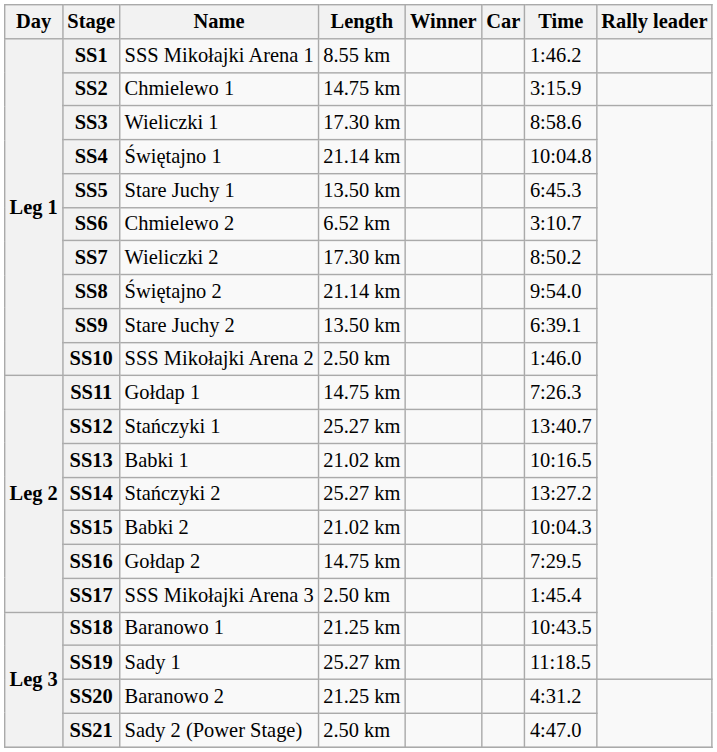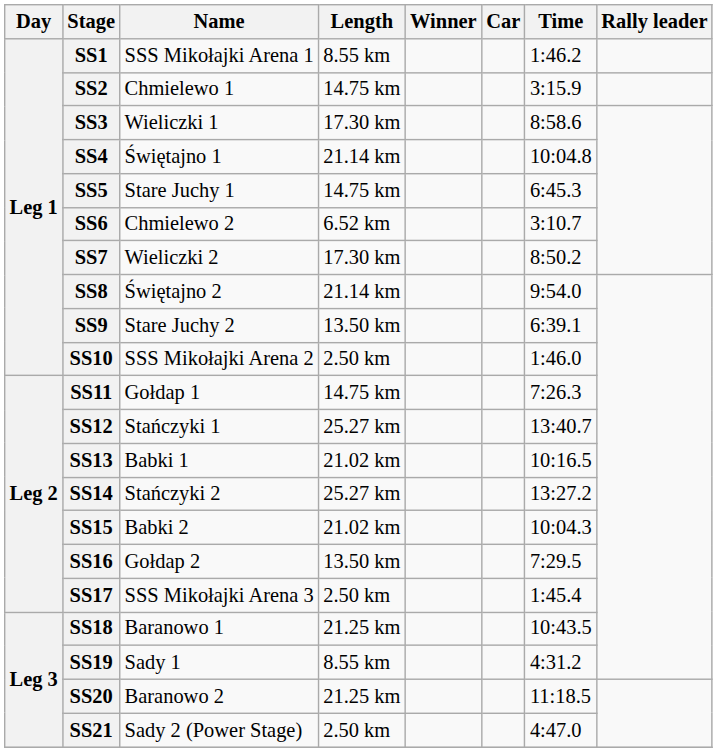(362, 190) 13.50 km -> (362, 190) 14.75 km
(362, 561) 14.75 km -> (362, 561) 13.50 km
(362, 662) 25.27 km -> (357, 662) 8.55 km
(560, 662) 11:18.5 -> (556, 662) 4:31.2
(556, 696) 4:31.2 -> (560, 696) 11:18.5
